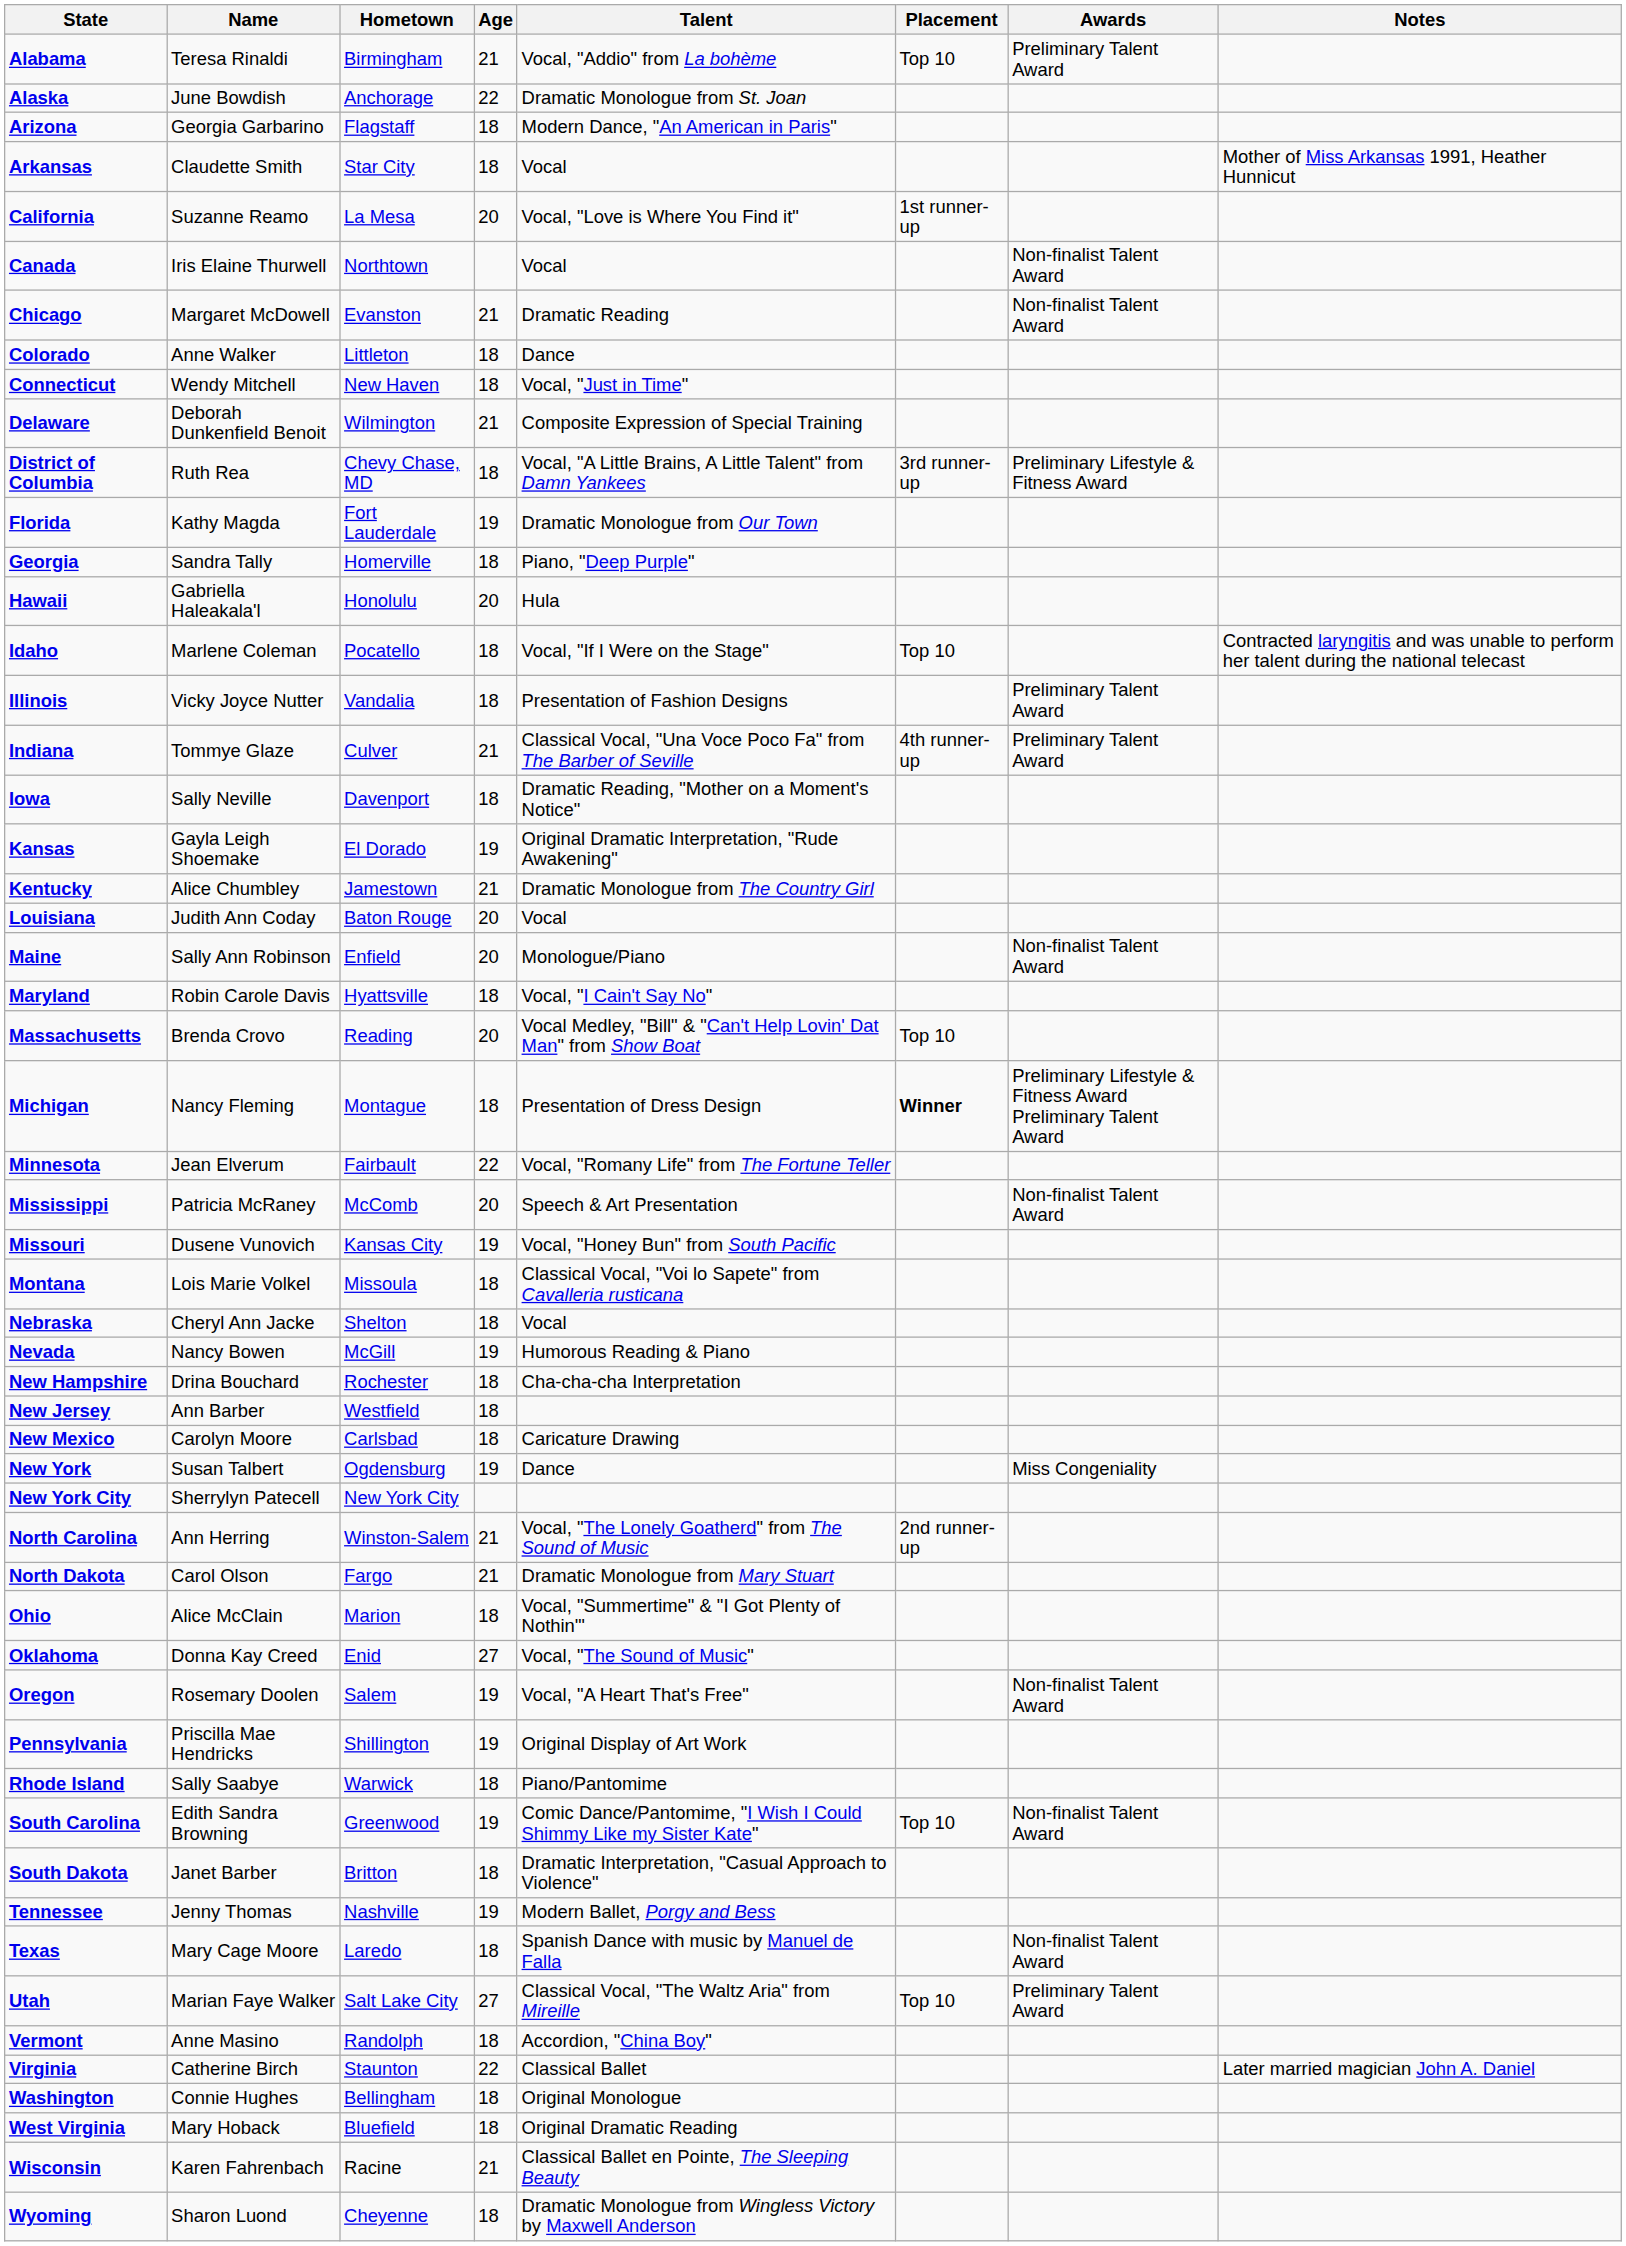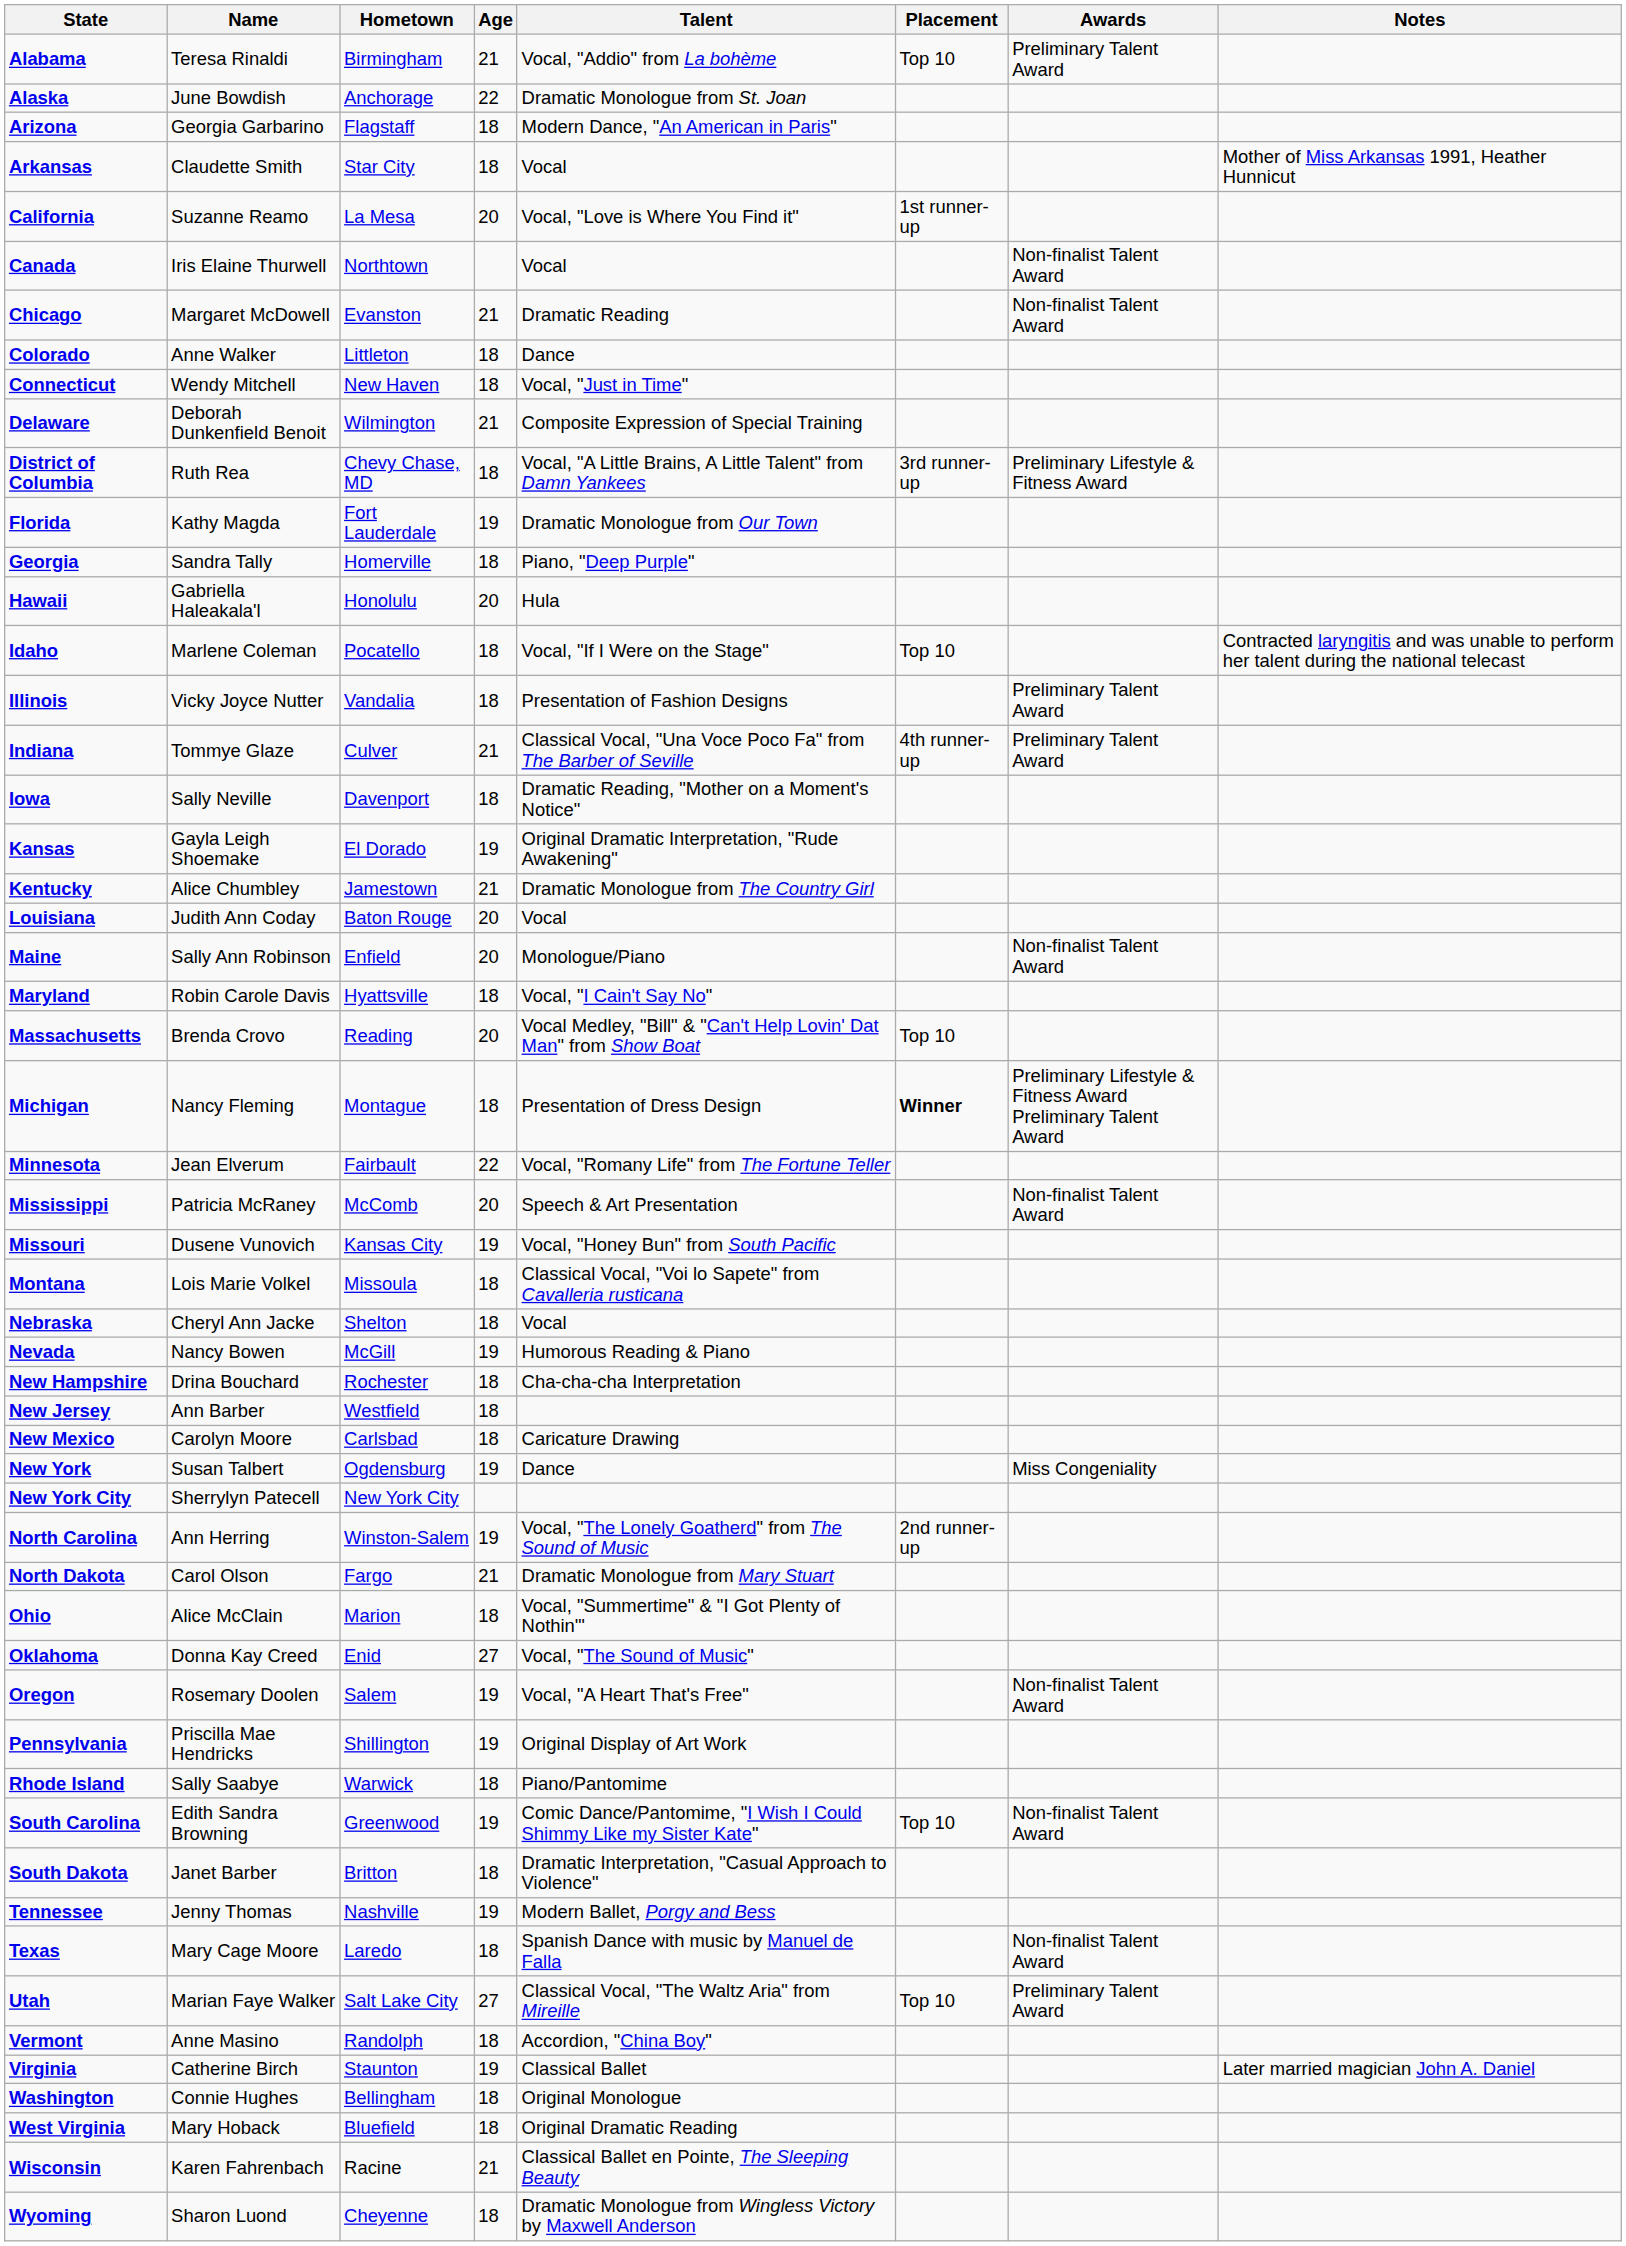(488, 1537) 21 -> (488, 1537) 19
(488, 2070) 22 -> (488, 2070) 19
